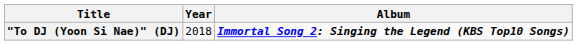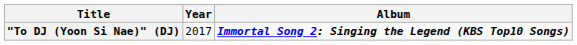(199, 31) 2018 -> (199, 31) 2017
